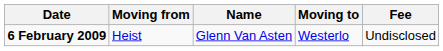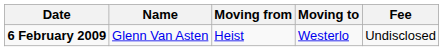columns swapped: (244, 14) <-> (151, 14)
